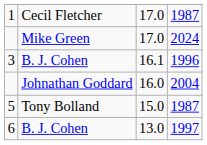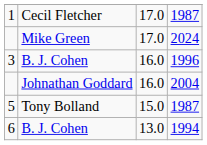(152, 60) 16.1 -> (152, 60) 16.0
(185, 128) 1997 -> (185, 128) 1994
